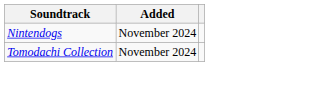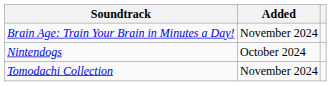+ row: (121, 33)
(157, 33) November 2024 -> (273, 52) October 2024
